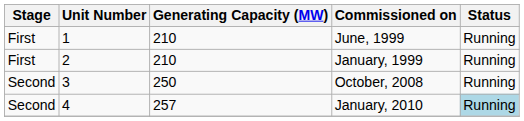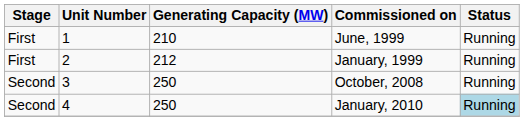(165, 60) 210 -> (165, 60) 212
(165, 104) 257 -> (165, 104) 250
